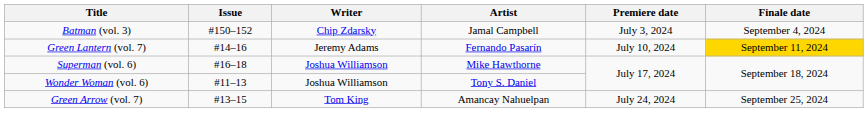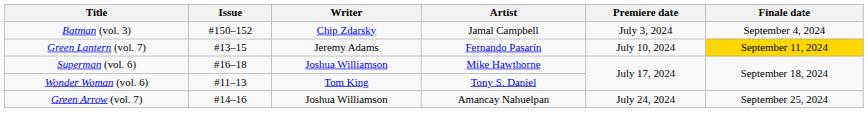(230, 47) #14–16 -> (230, 47) #13–15
(346, 82) Joshua Williamson -> (346, 82) Tom King
(230, 99) #13–15 -> (230, 99) #14–16
(346, 99) Tom King -> (346, 99) Joshua Williamson
